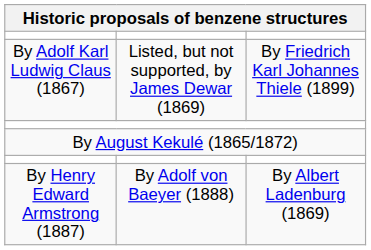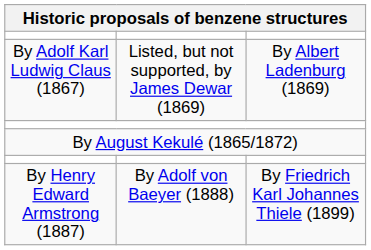(306, 71) By Friedrich Karl Johannes Thiele (1899) -> (306, 71) By Albert Ladenburg (1869)
(306, 195) By Albert Ladenburg (1869) -> (306, 195) By Friedrich Karl Johannes Thiele (1899)
